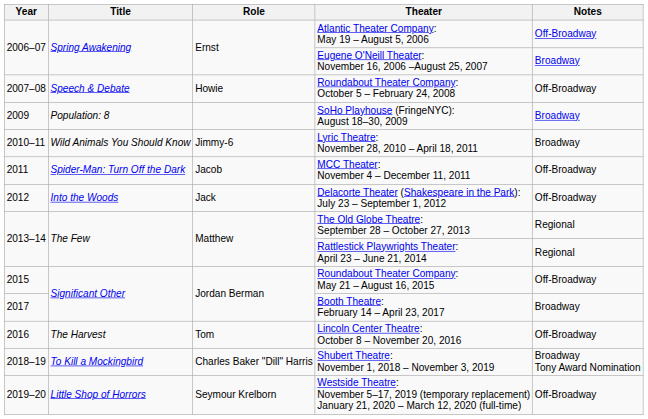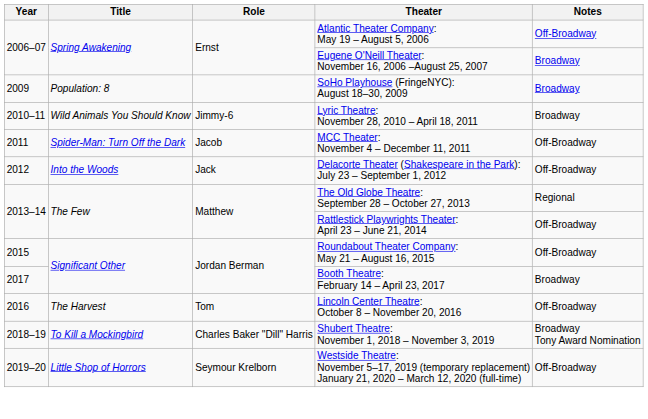- row: (388, 88)
(555, 252) Regional -> (566, 225) Off-Broadway
